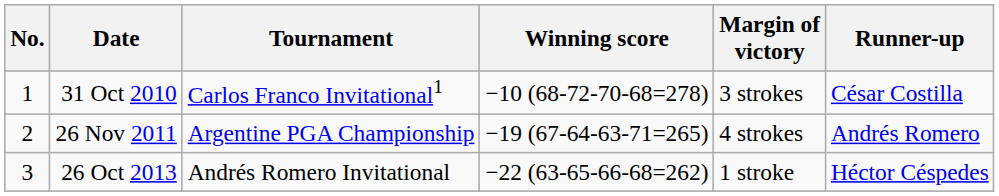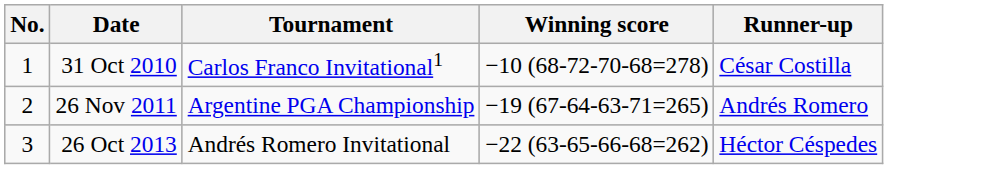- column: (770, 37)
